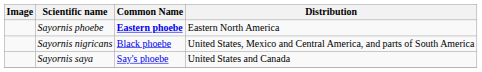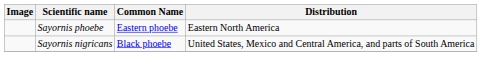(150, 28) bold -> (147, 28) normal
- row: (65, 59)
